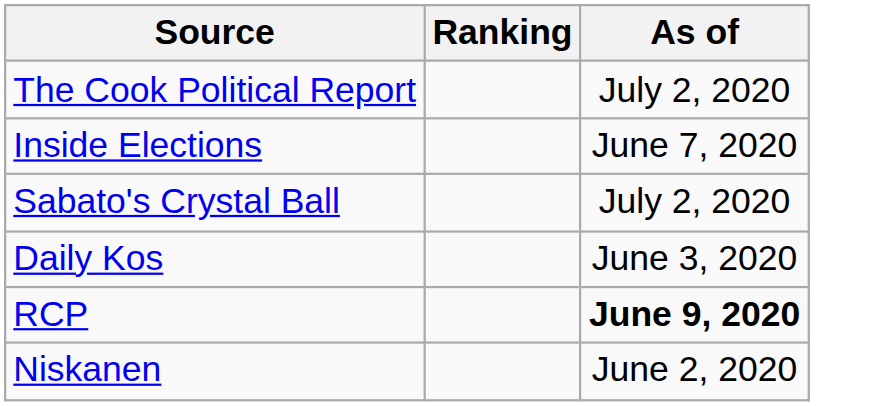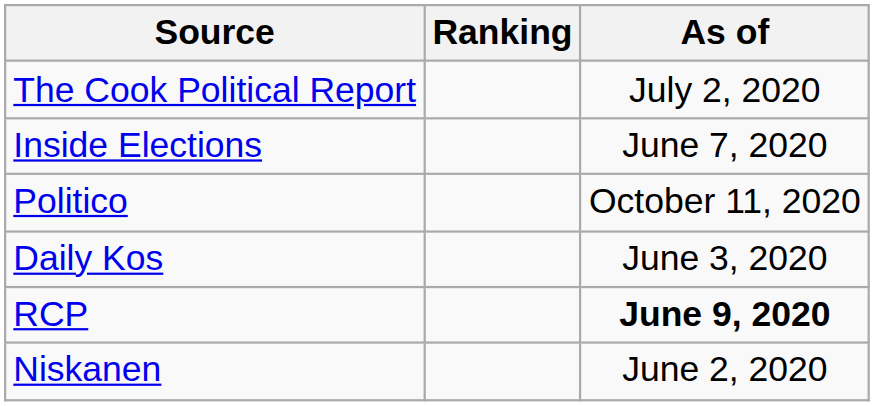- row: (177, 201)
+ row: (71, 201)
